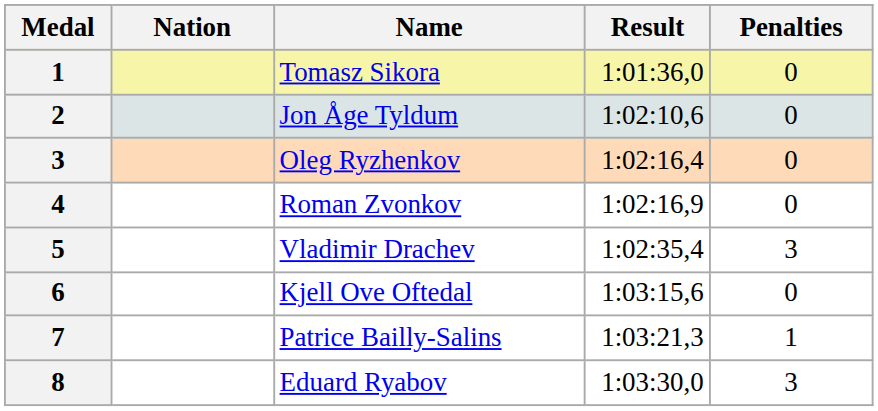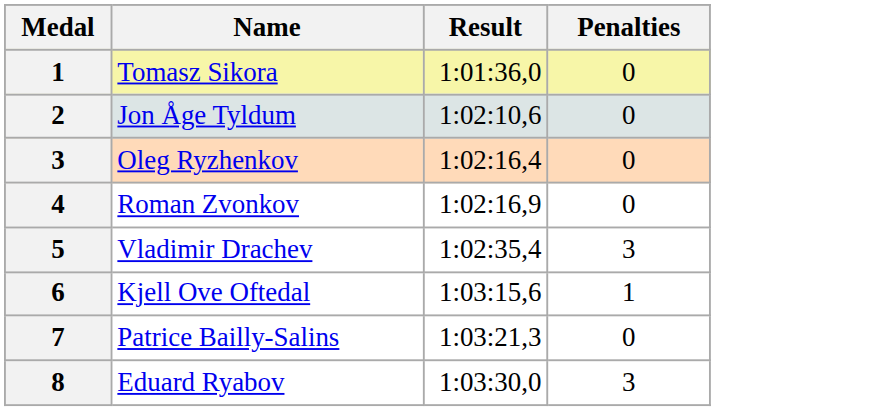- column: (192, 27)
(791, 293) 0 -> (629, 293) 1
(791, 337) 1 -> (629, 337) 0
